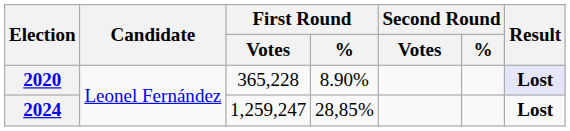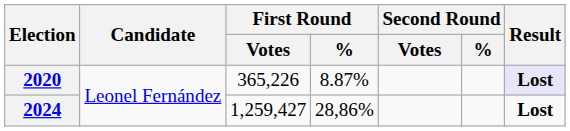(268, 79) 365,228 -> (268, 79) 365,226
(344, 79) 8.90% -> (344, 79) 8.87%
(268, 110) 1,259,247 -> (268, 110) 1,259,427
(344, 110) 28,85% -> (344, 110) 28,86%
